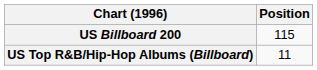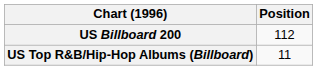(285, 34) 115 -> (285, 34) 112
